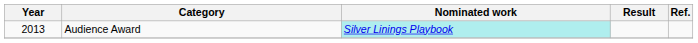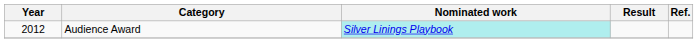(33, 29) 2013 -> (33, 29) 2012
